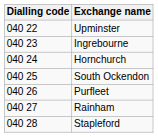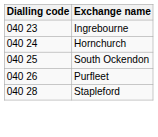- row: (97, 28)
- row: (94, 108)
